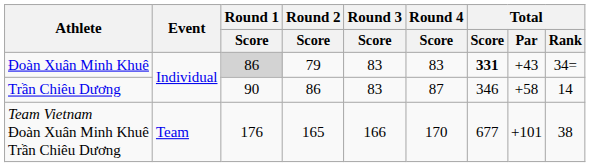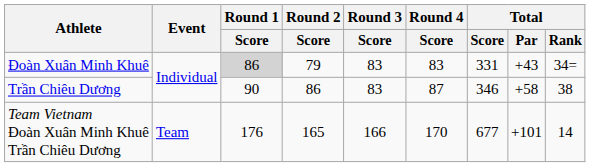(487, 65) bold -> (487, 65) normal
(565, 90) 14 -> (565, 90) 38
(565, 132) 38 -> (565, 132) 14
